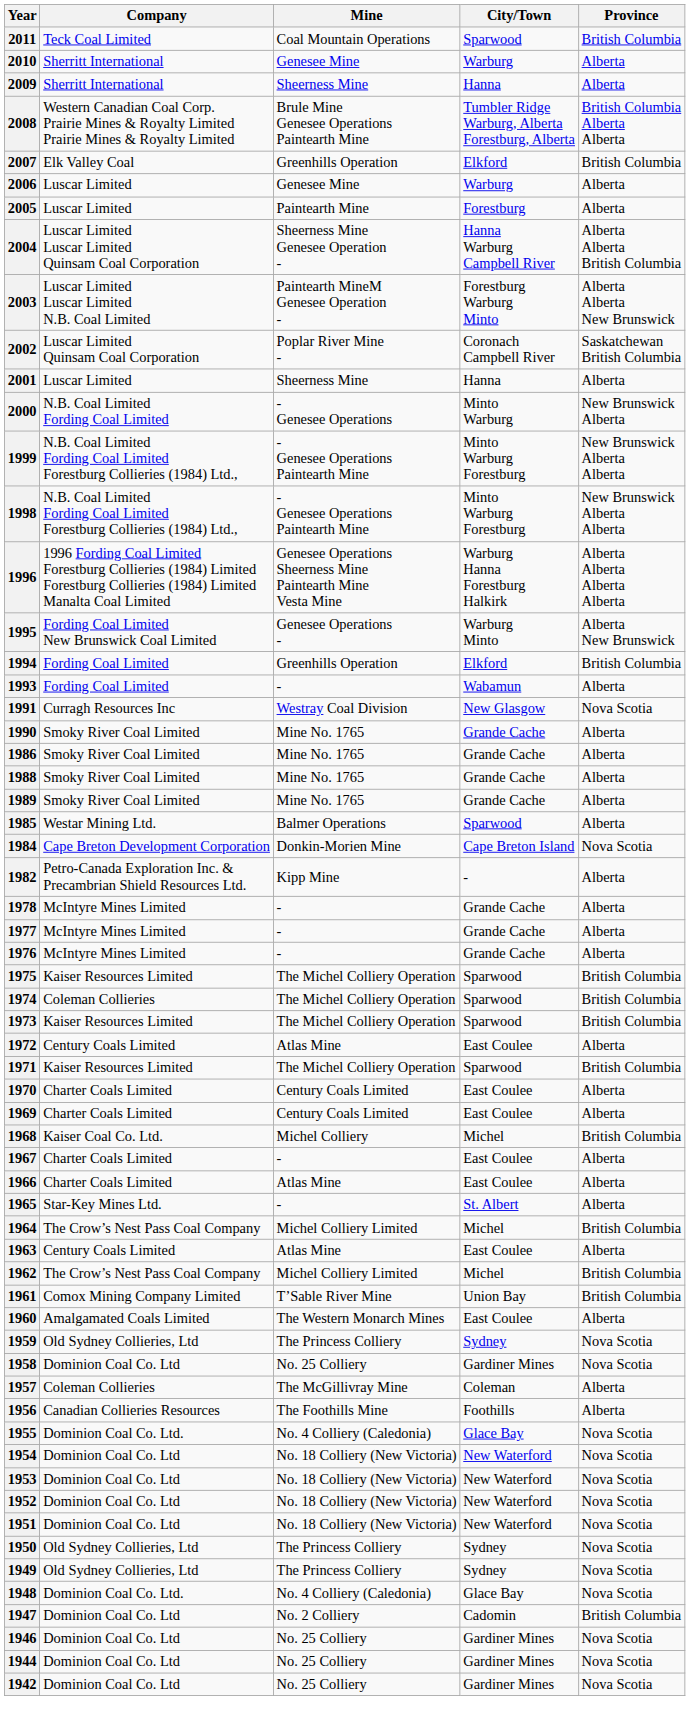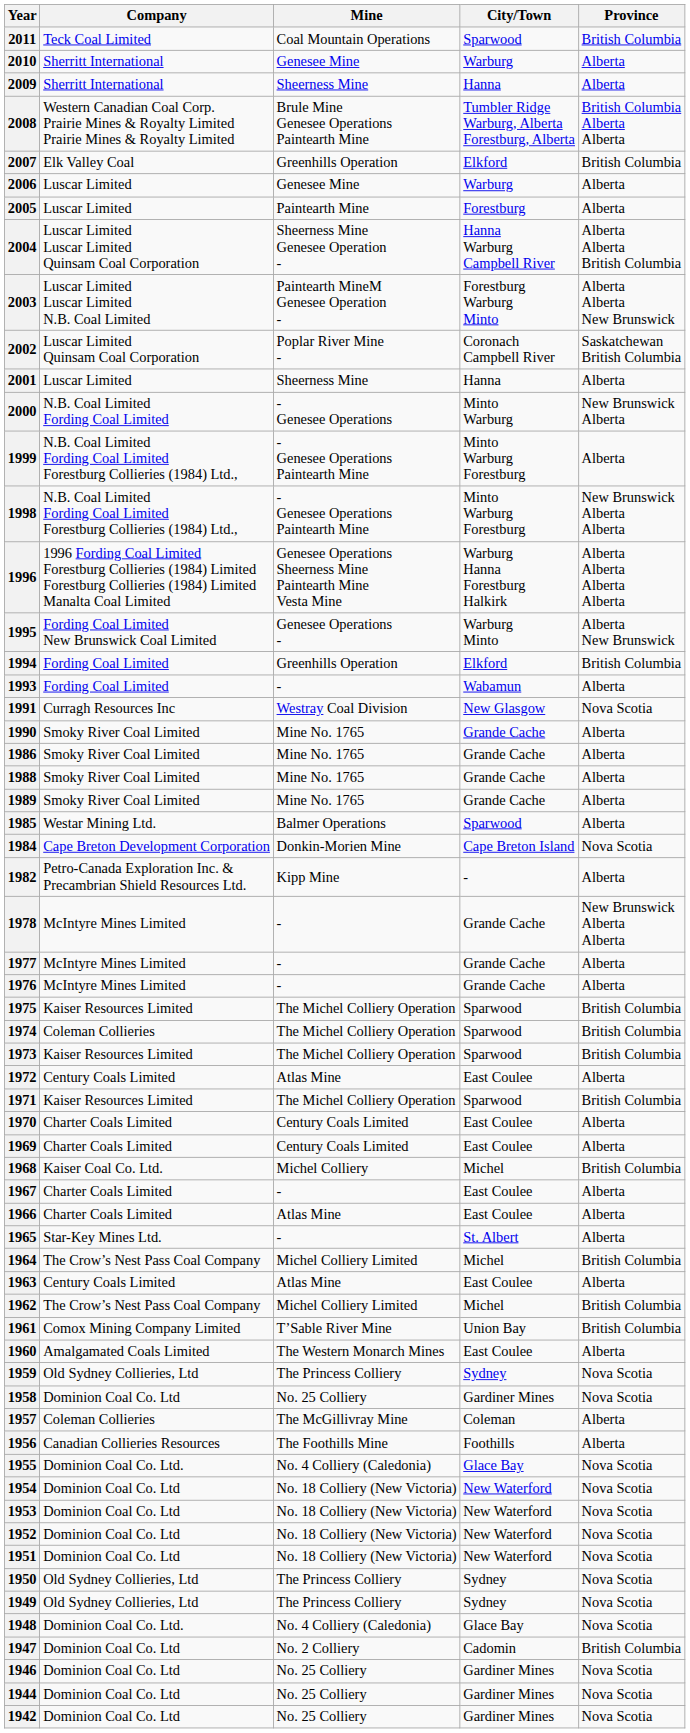(628, 458) New Brunswick Alberta Alberta -> (603, 458) Alberta
(603, 907) Alberta -> (628, 924) New Brunswick Alberta Alberta
